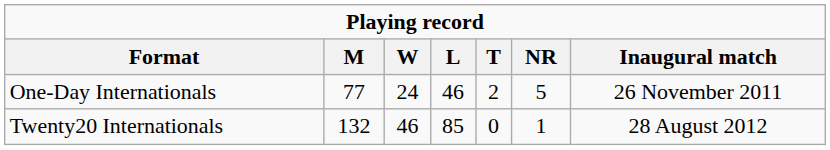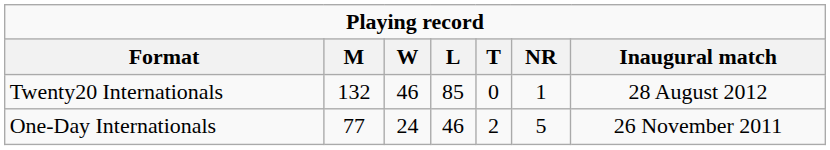rows swapped: (113, 91) <-> (116, 126)
